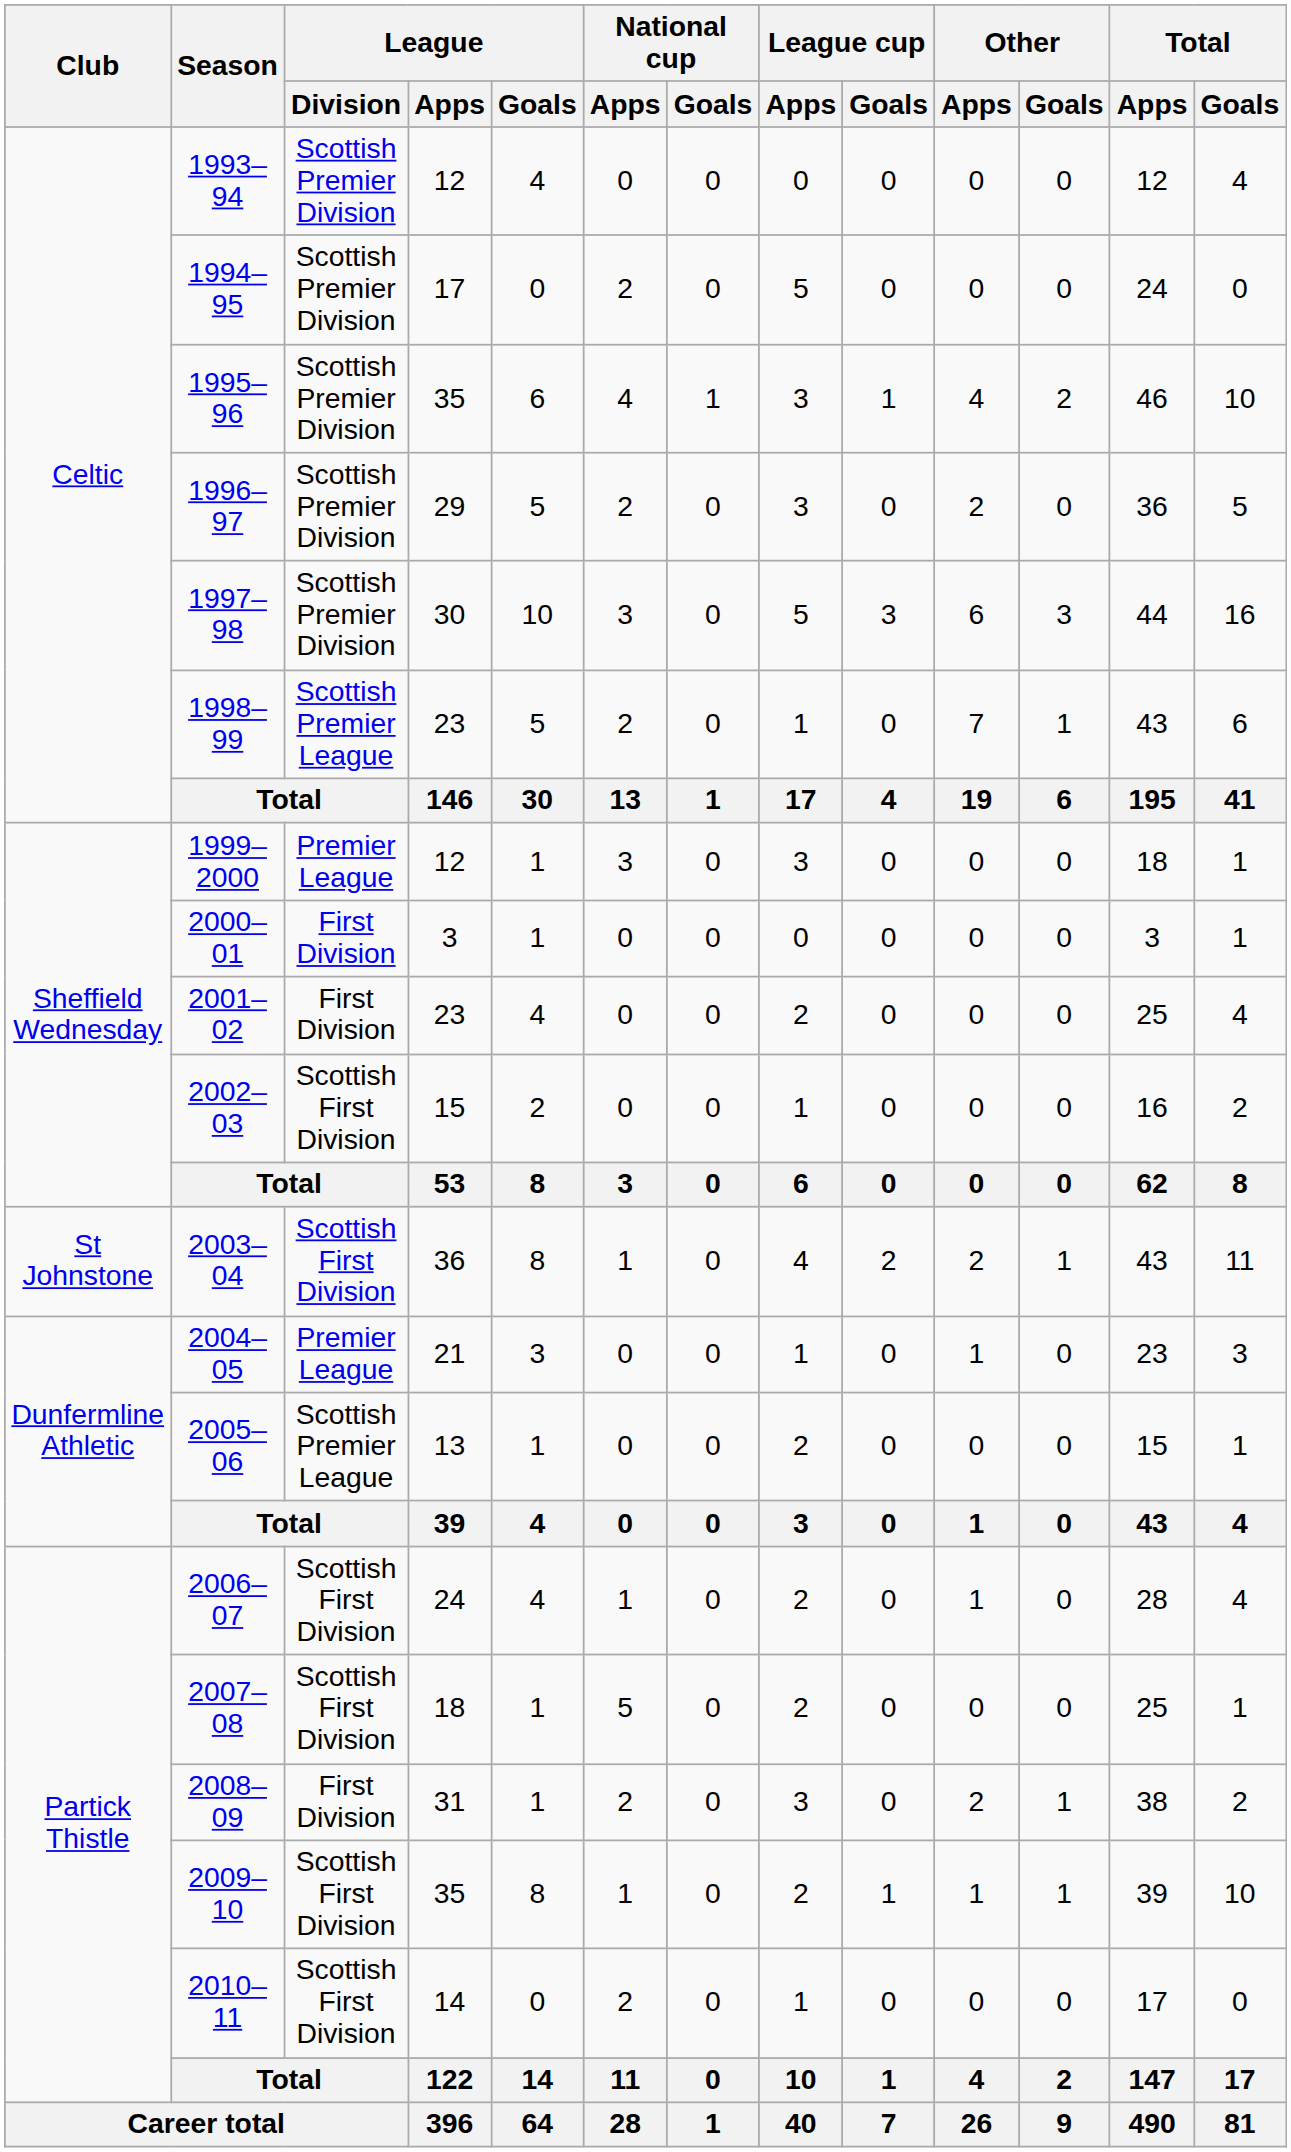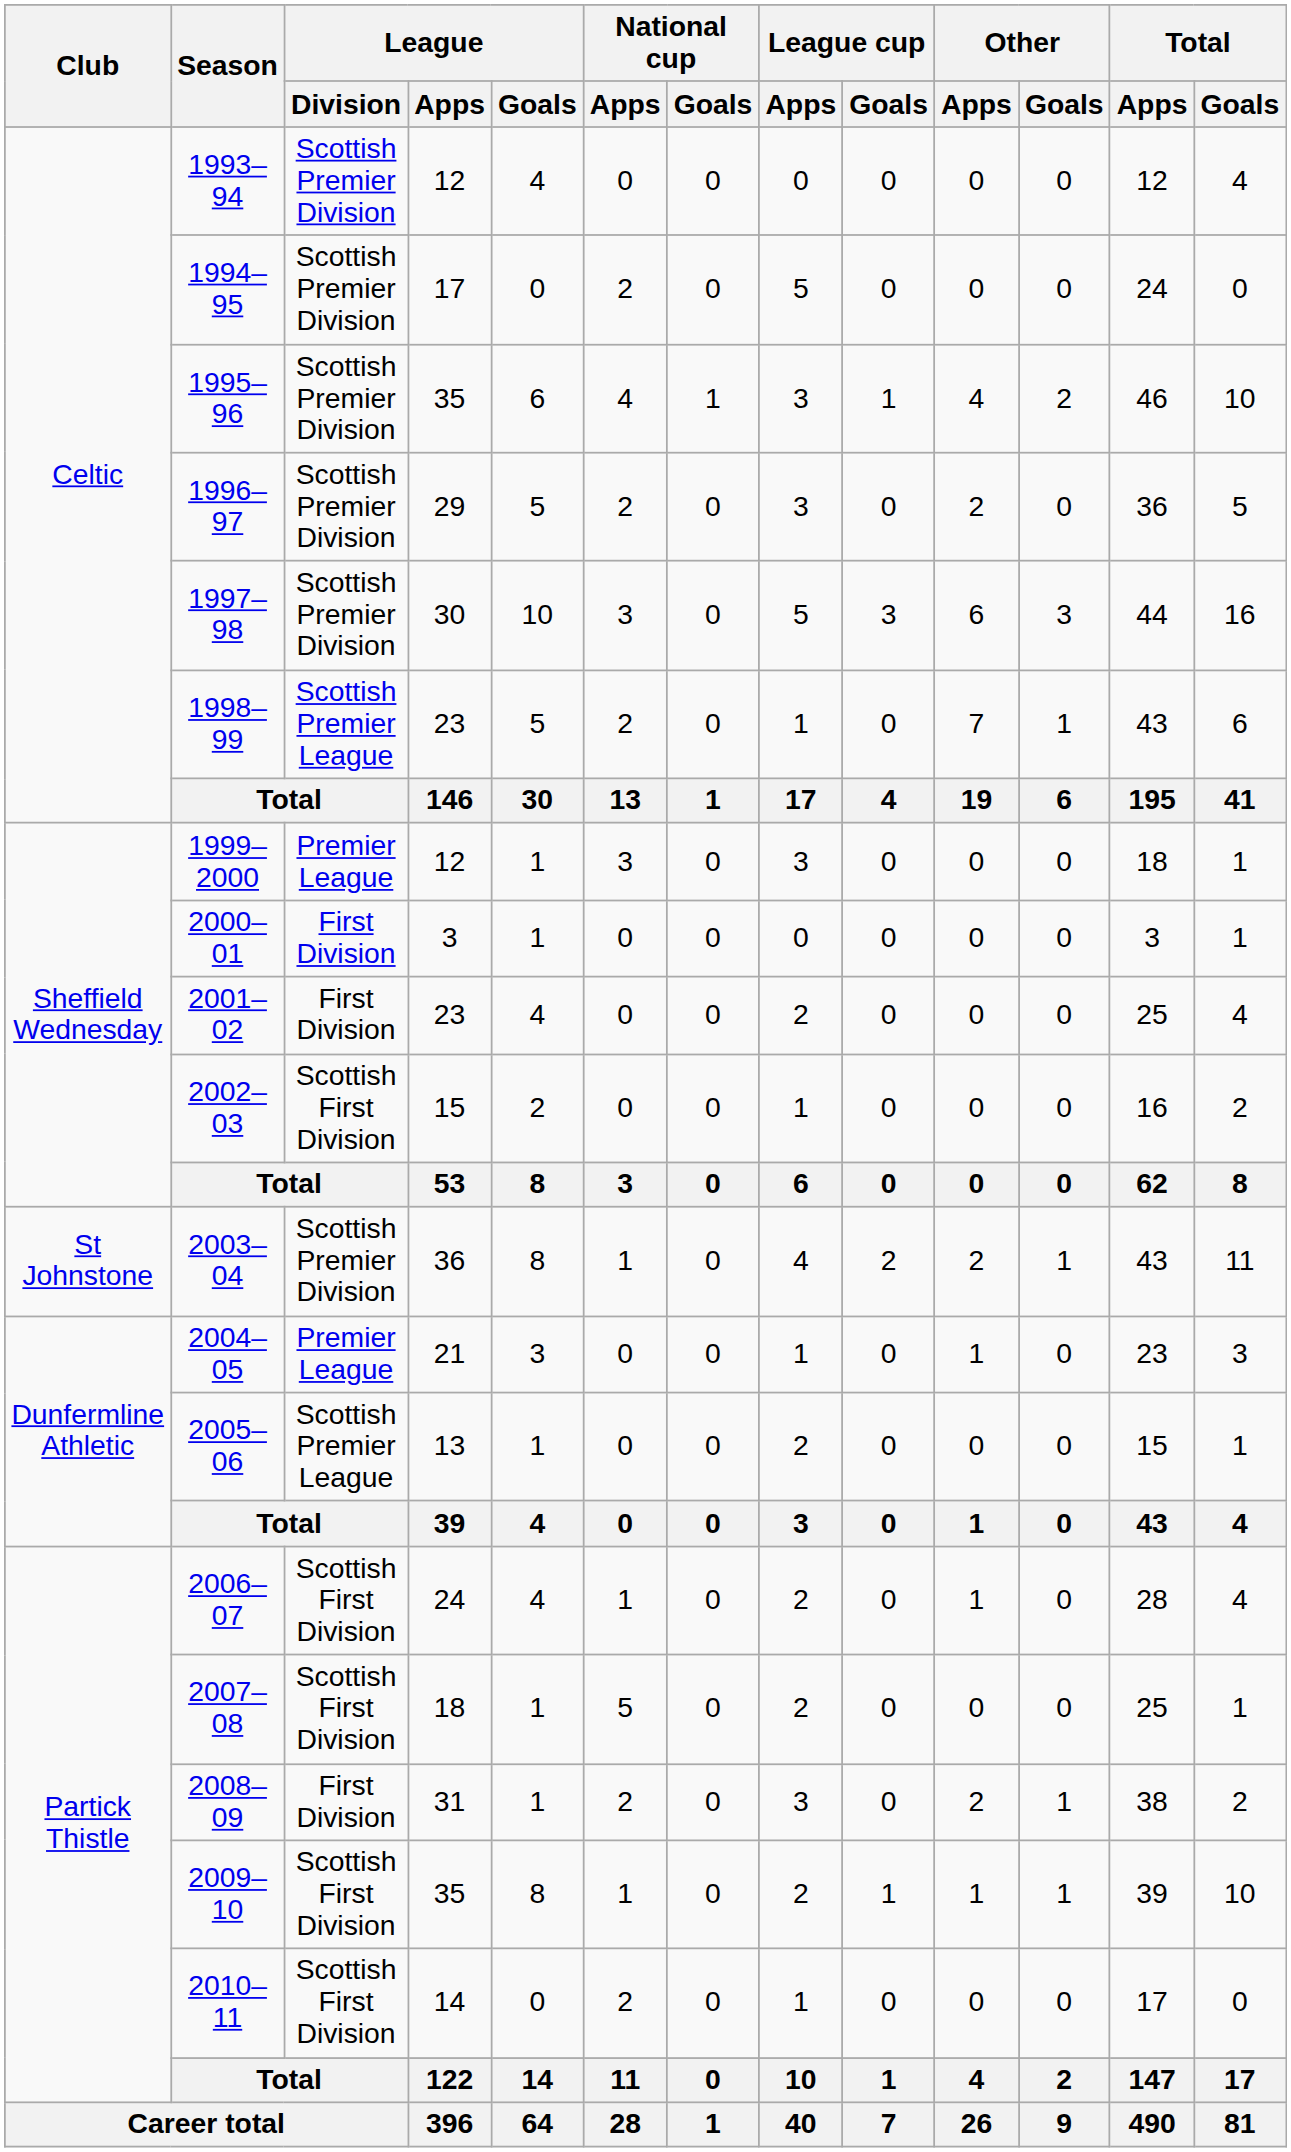(346, 1261) Scottish First Division -> (346, 1261) Scottish Premier Division
